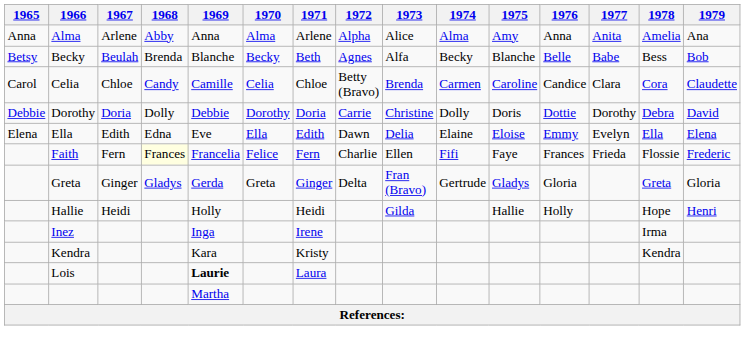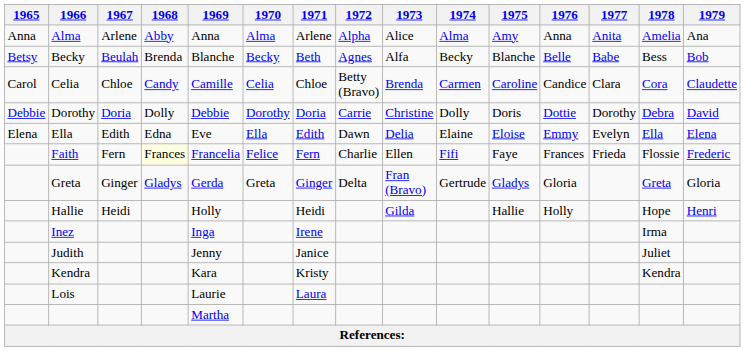+ row: (67, 252)
(210, 273) bold -> (208, 294) normal
